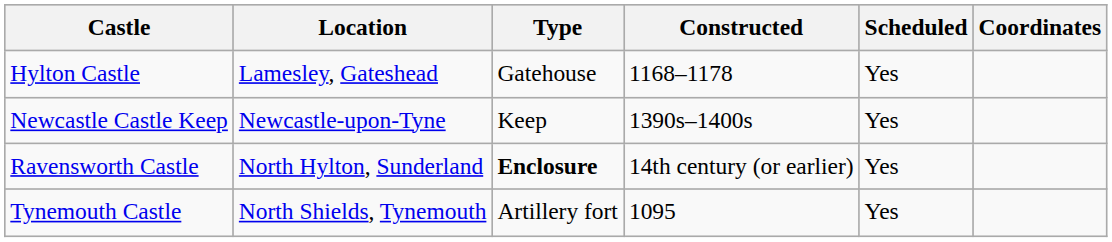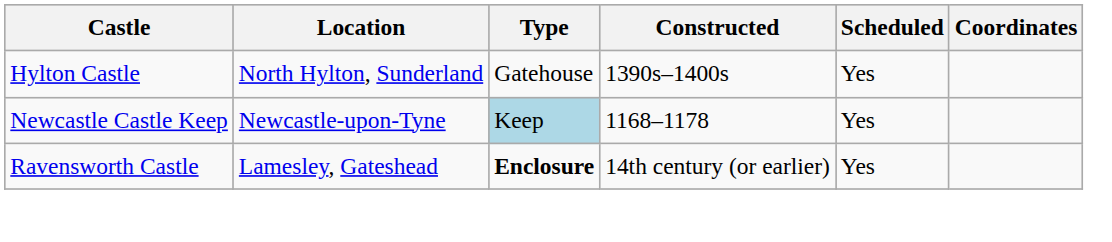(338, 73) Lamesley, Gateshead -> (361, 73) North Hylton, Sunderland
(681, 73) 1168–1178 -> (667, 73) 1390s–1400s
(522, 119) no background -> (519, 119) lightblue background
(691, 119) 1390s–1400s -> (657, 119) 1168–1178
(361, 166) North Hylton, Sunderland -> (338, 166) Lamesley, Gateshead
- row: (96, 212)
